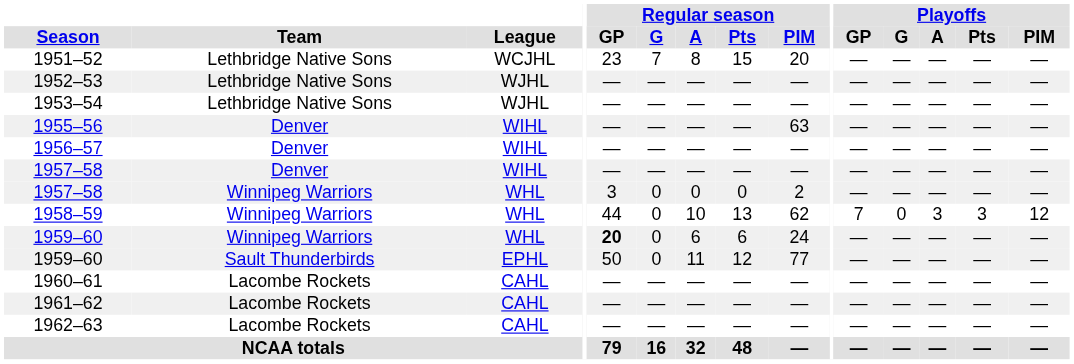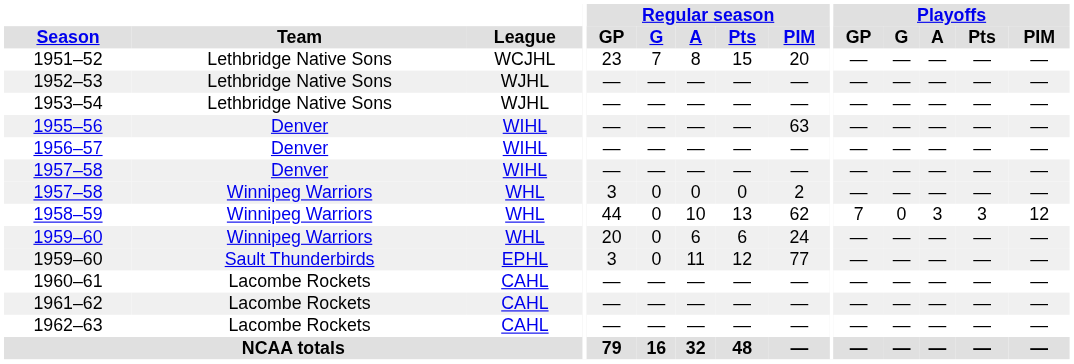(612, 237) bold -> (612, 237) normal
(612, 259) 50 -> (612, 259) 3
